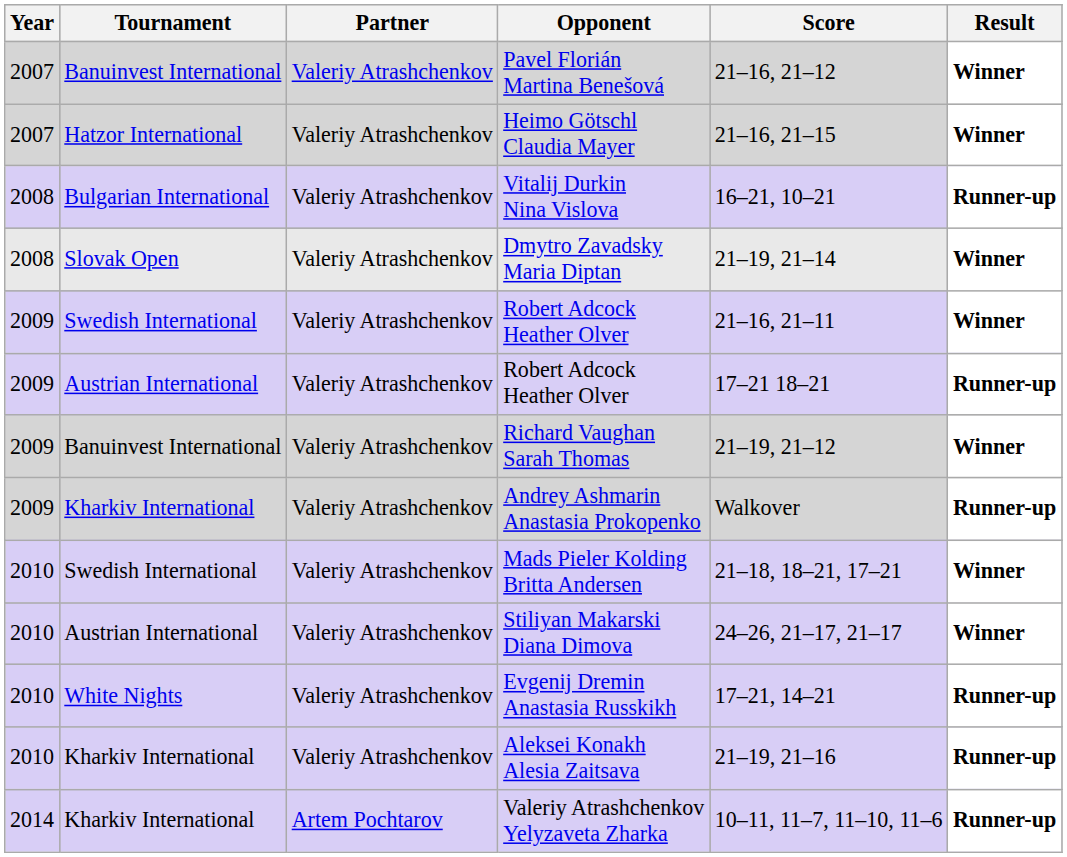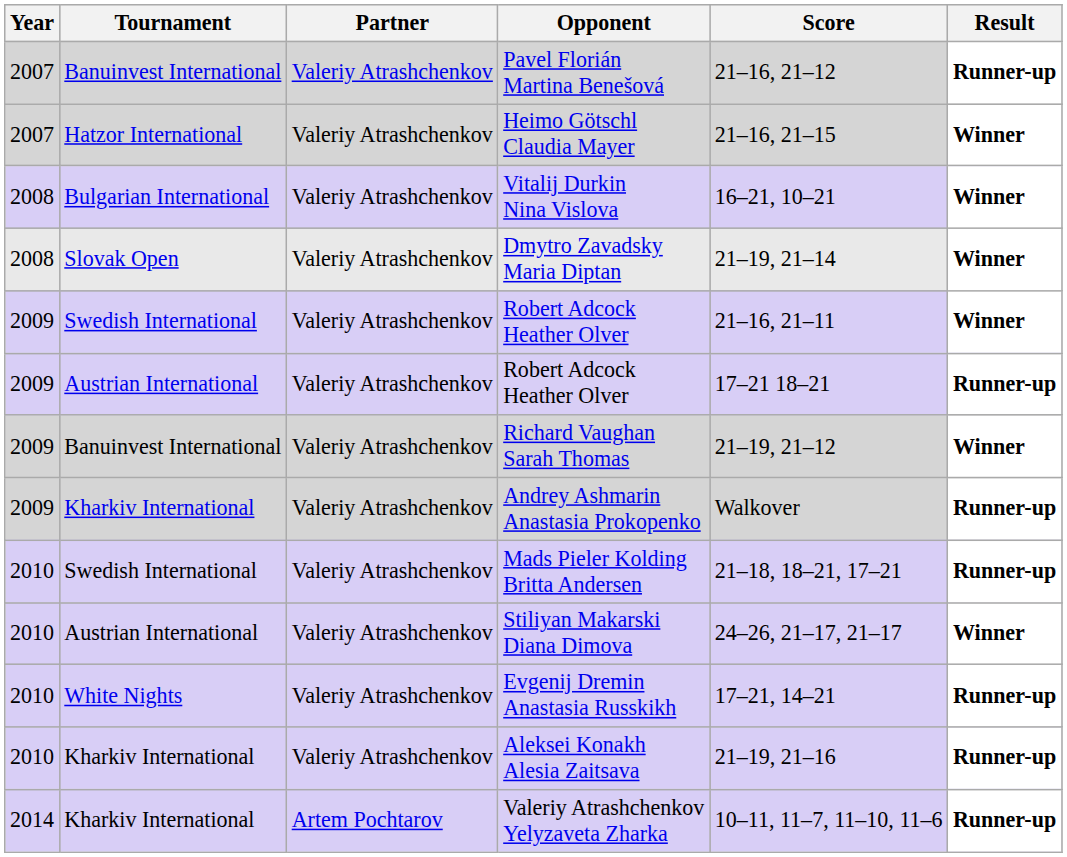(989, 72) Winner -> (1005, 72) Runner-up
(1005, 197) Runner-up -> (989, 197) Winner
(989, 571) Winner -> (1005, 571) Runner-up
